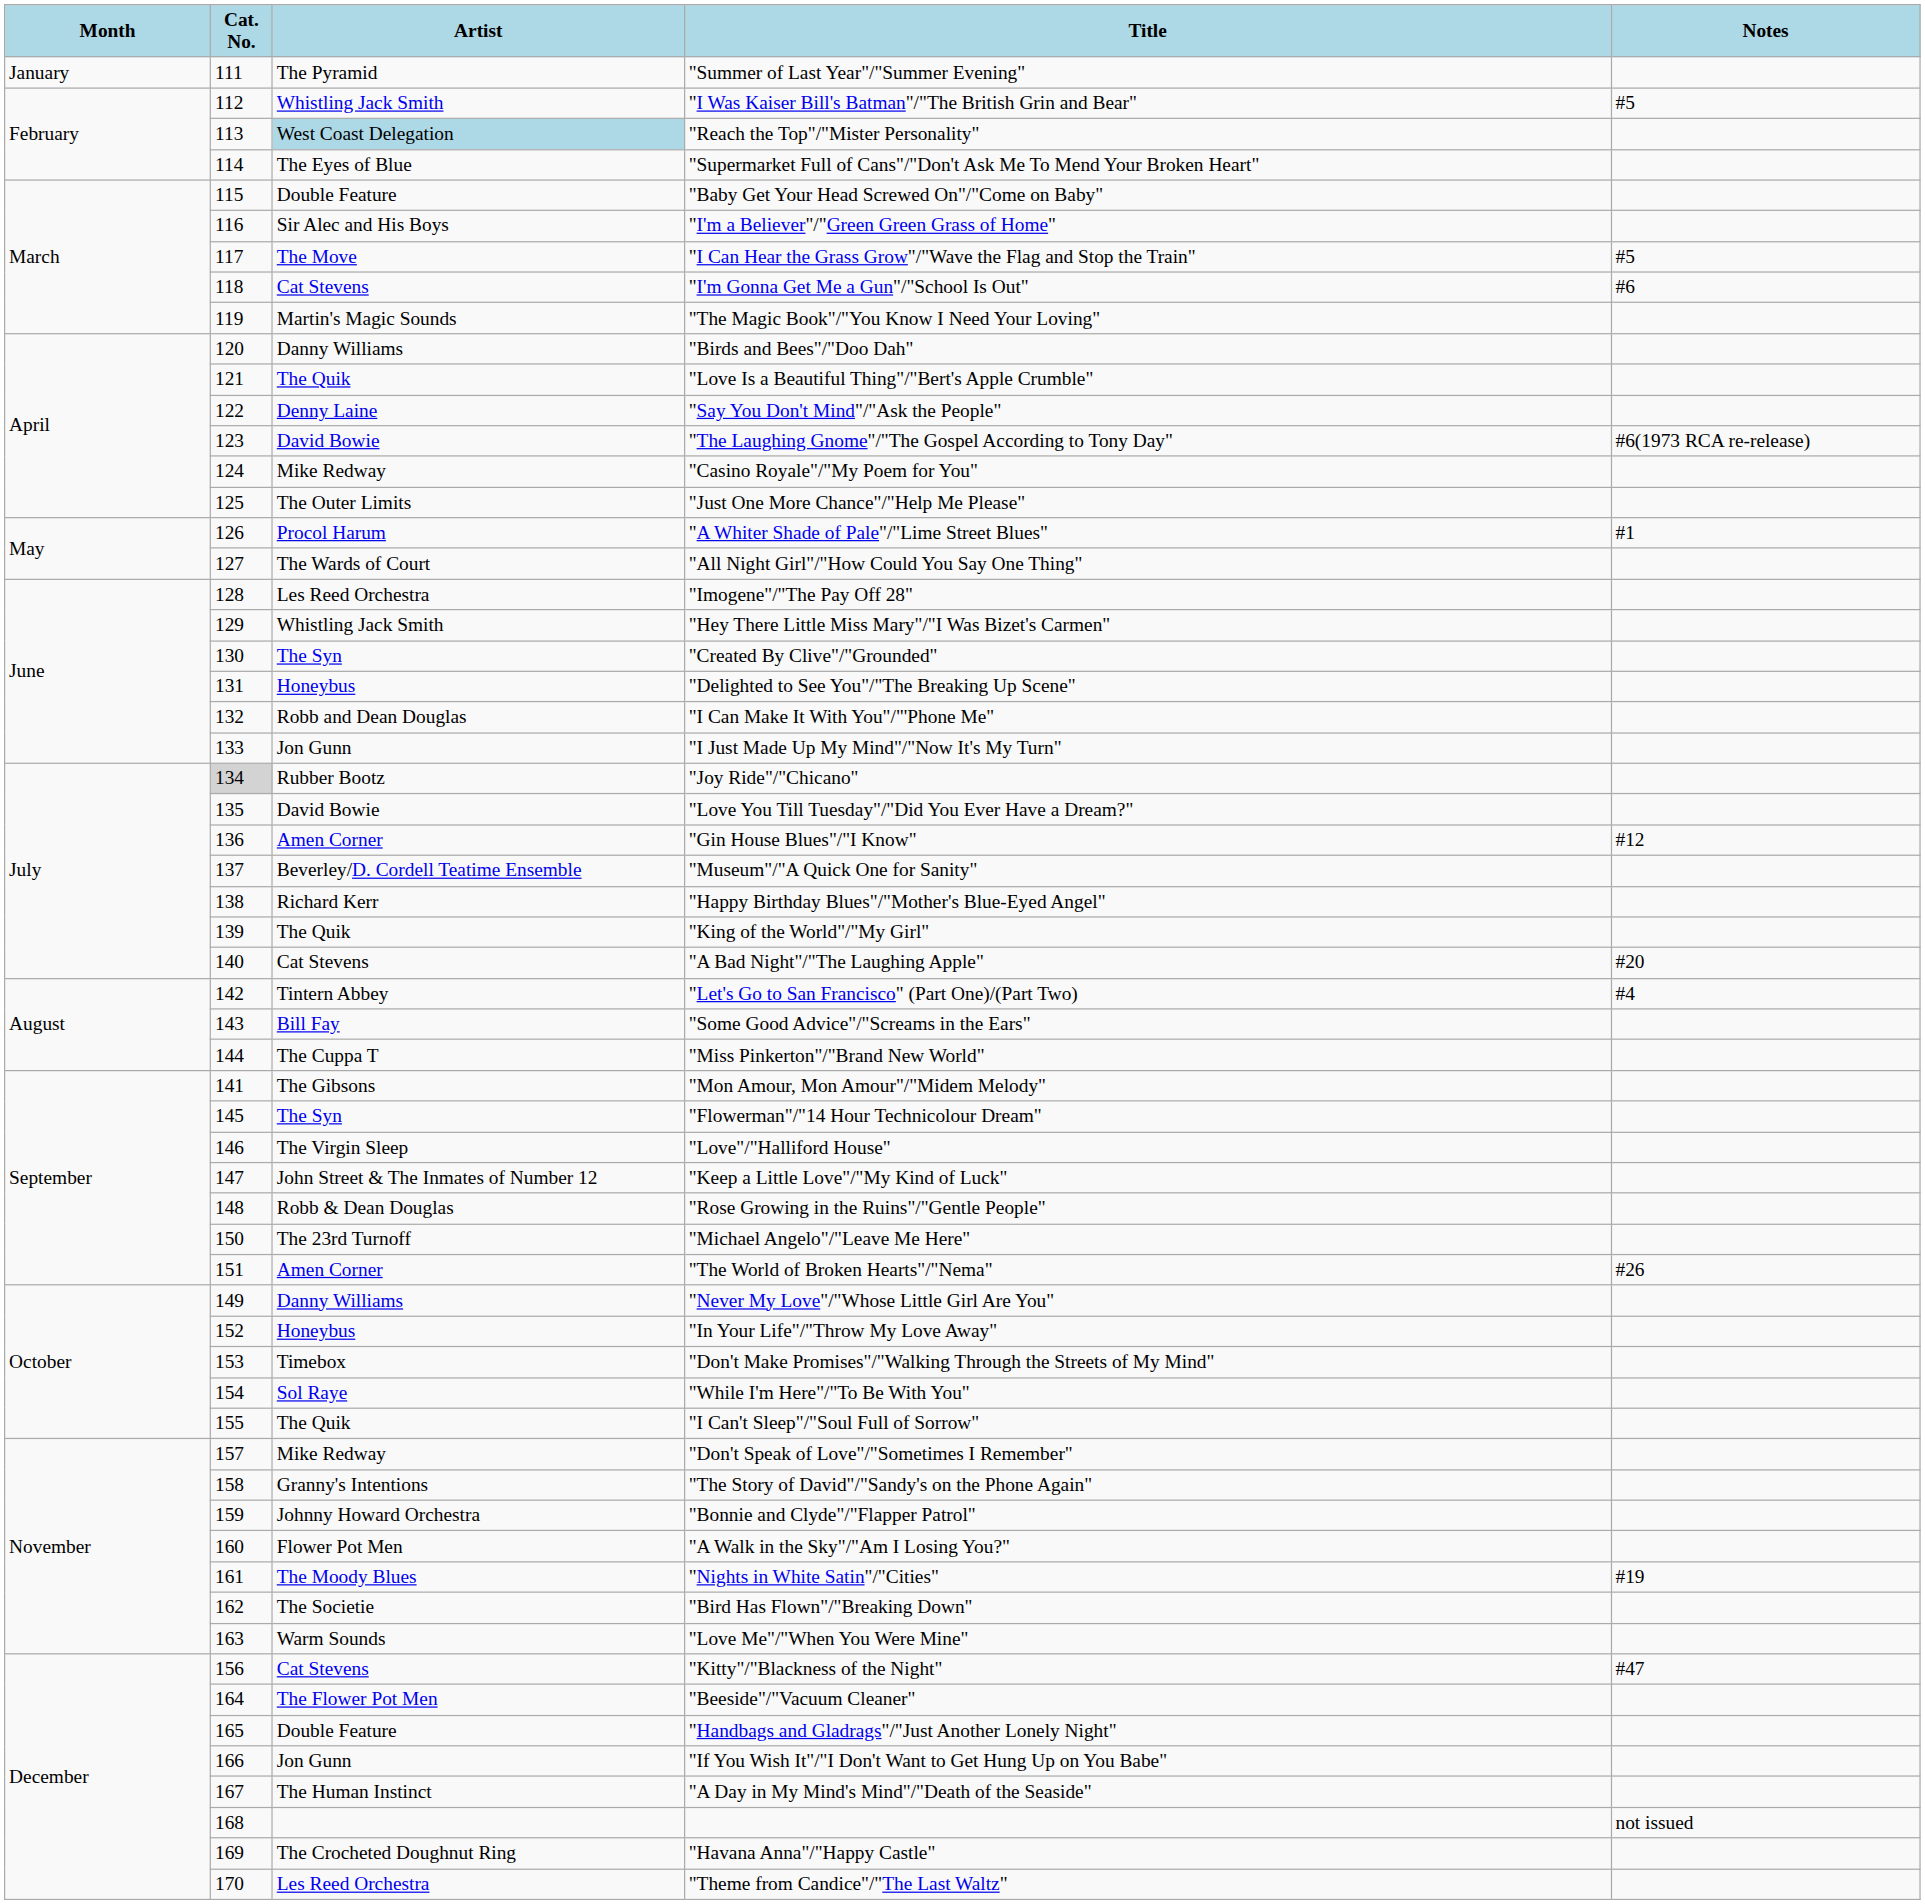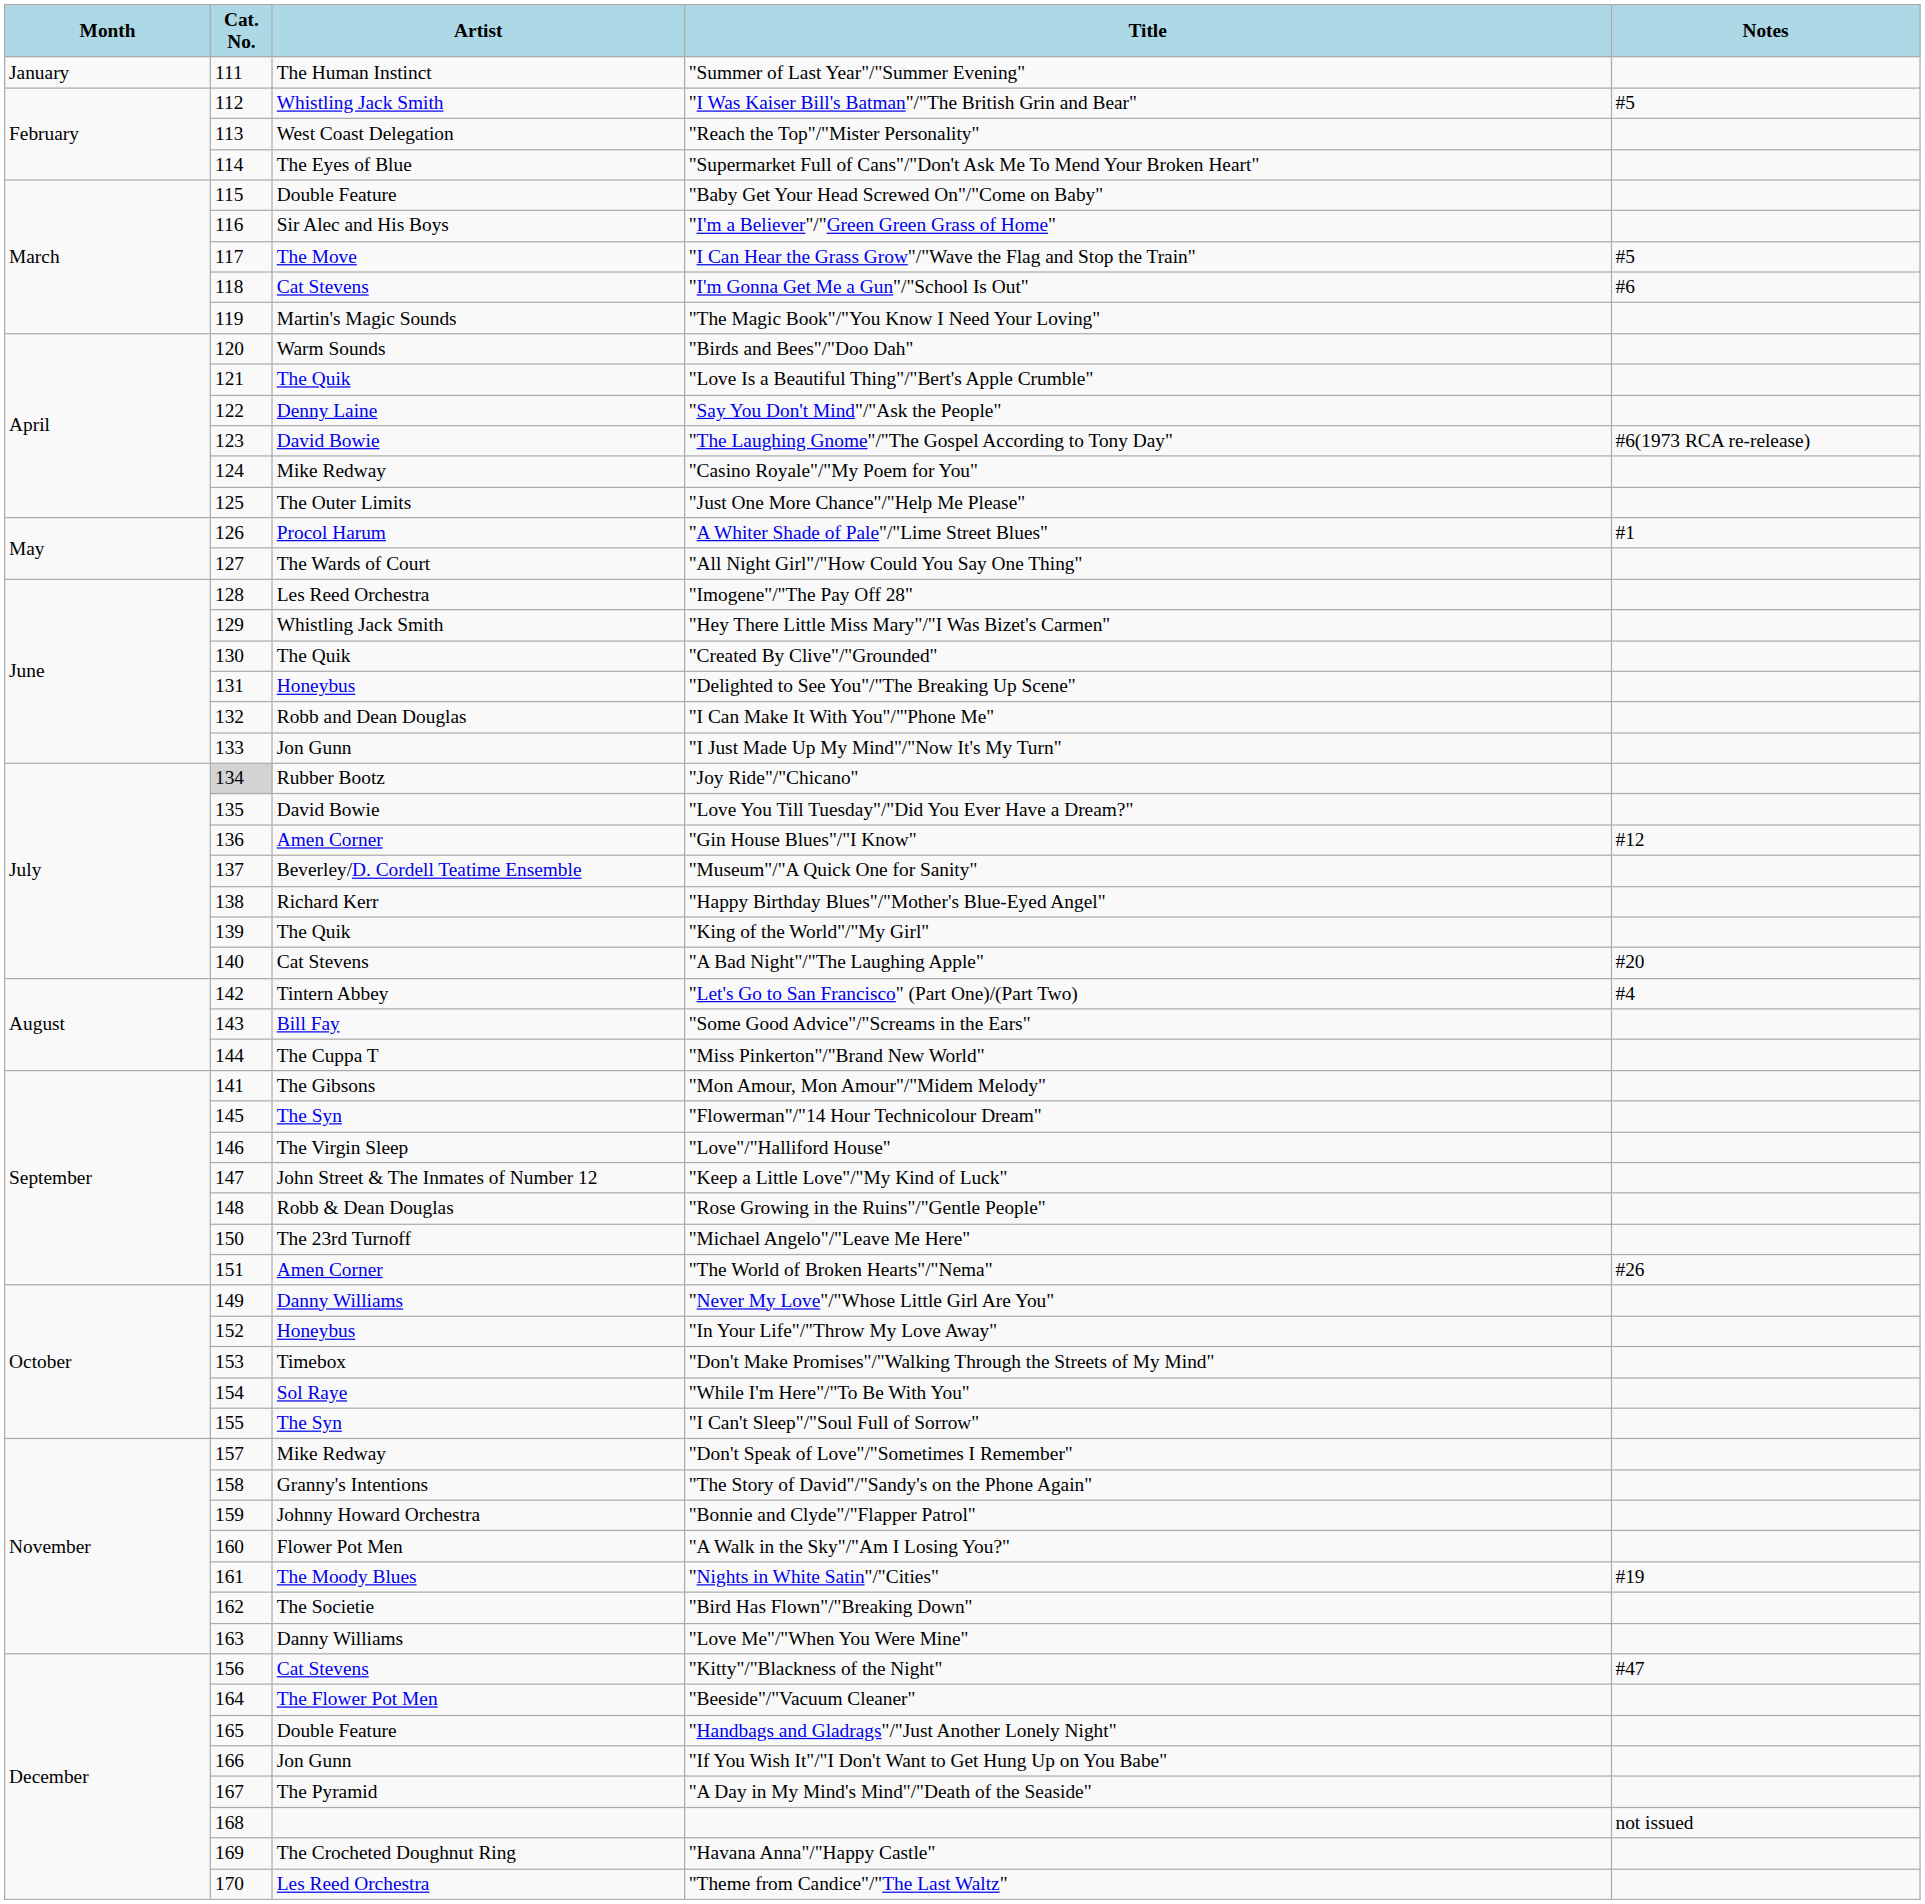(327, 72) The Pyramid -> (354, 72) The Human Instinct
(365, 133) lightblue background -> (365, 133) no background
(340, 348) Danny Williams -> (331, 348) Warm Sounds
(309, 655) The Syn -> (314, 655) The Quik
(314, 1423) The Quik -> (309, 1423) The Syn
(331, 1638) Warm Sounds -> (340, 1638) Danny Williams
(354, 1791) The Human Instinct -> (327, 1791) The Pyramid
